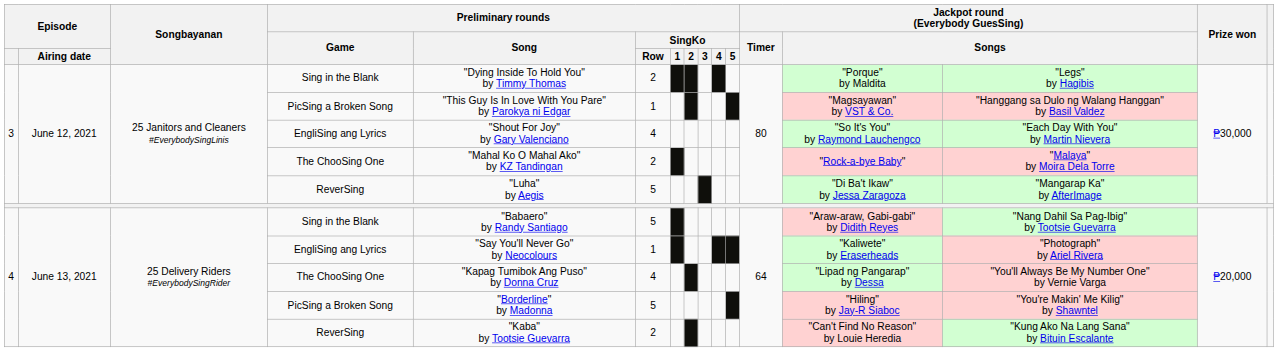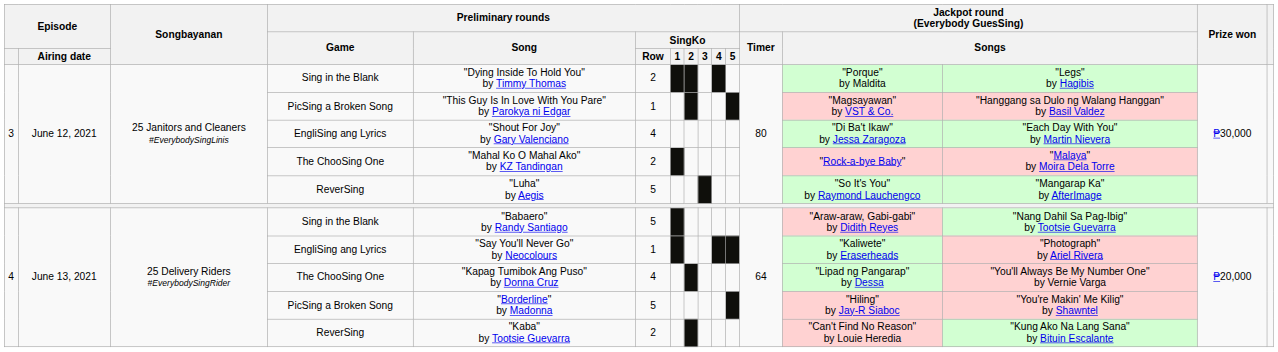(862, 134) "So It's You" by Raymond Lauchengco -> (862, 134) "Di Ba't Ikaw" by Jessa Zaragoza
(862, 189) "Di Ba't Ikaw" by Jessa Zaragoza -> (862, 189) "So It's You" by Raymond Lauchengco
